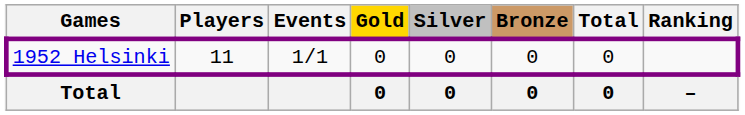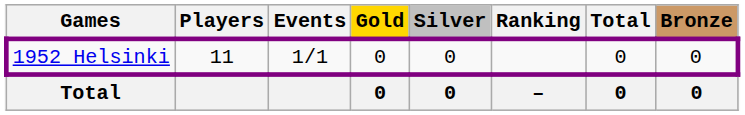columns swapped: (532, 21) <-> (691, 21)
